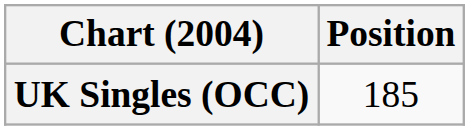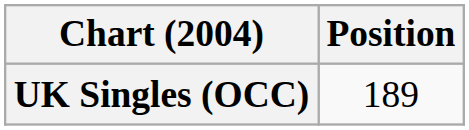(391, 93) 185 -> (391, 93) 189
